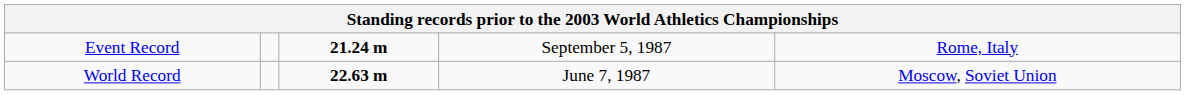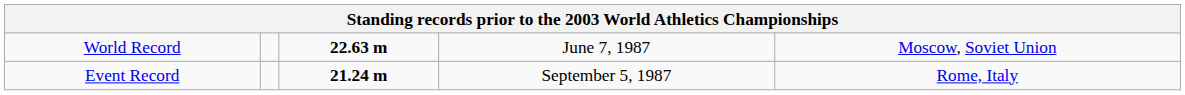rows swapped: (132, 75) <-> (132, 46)
